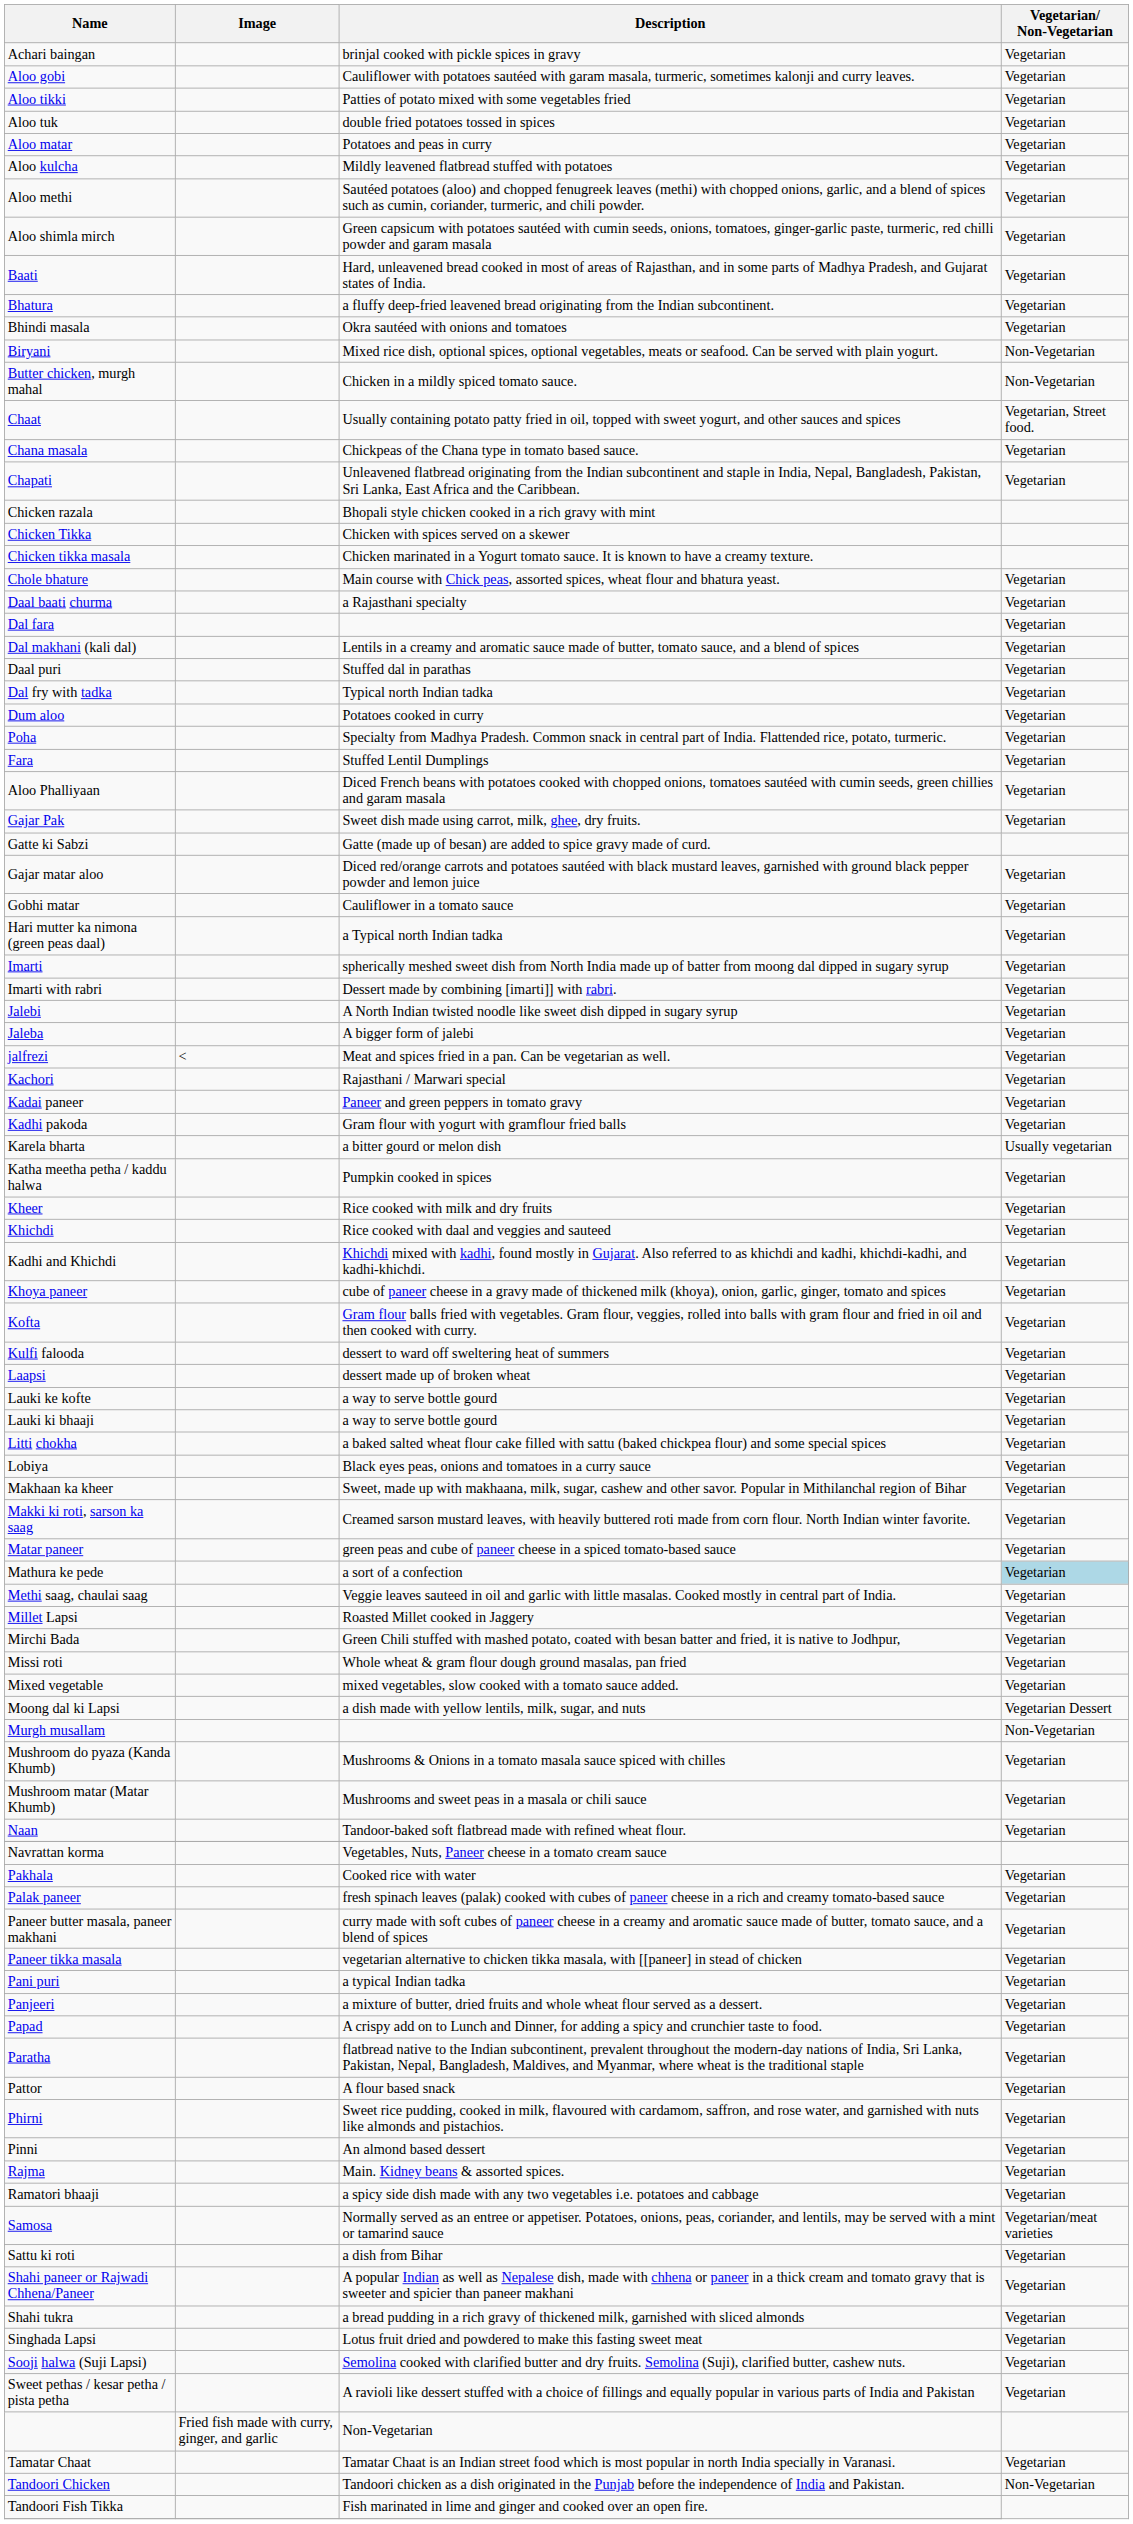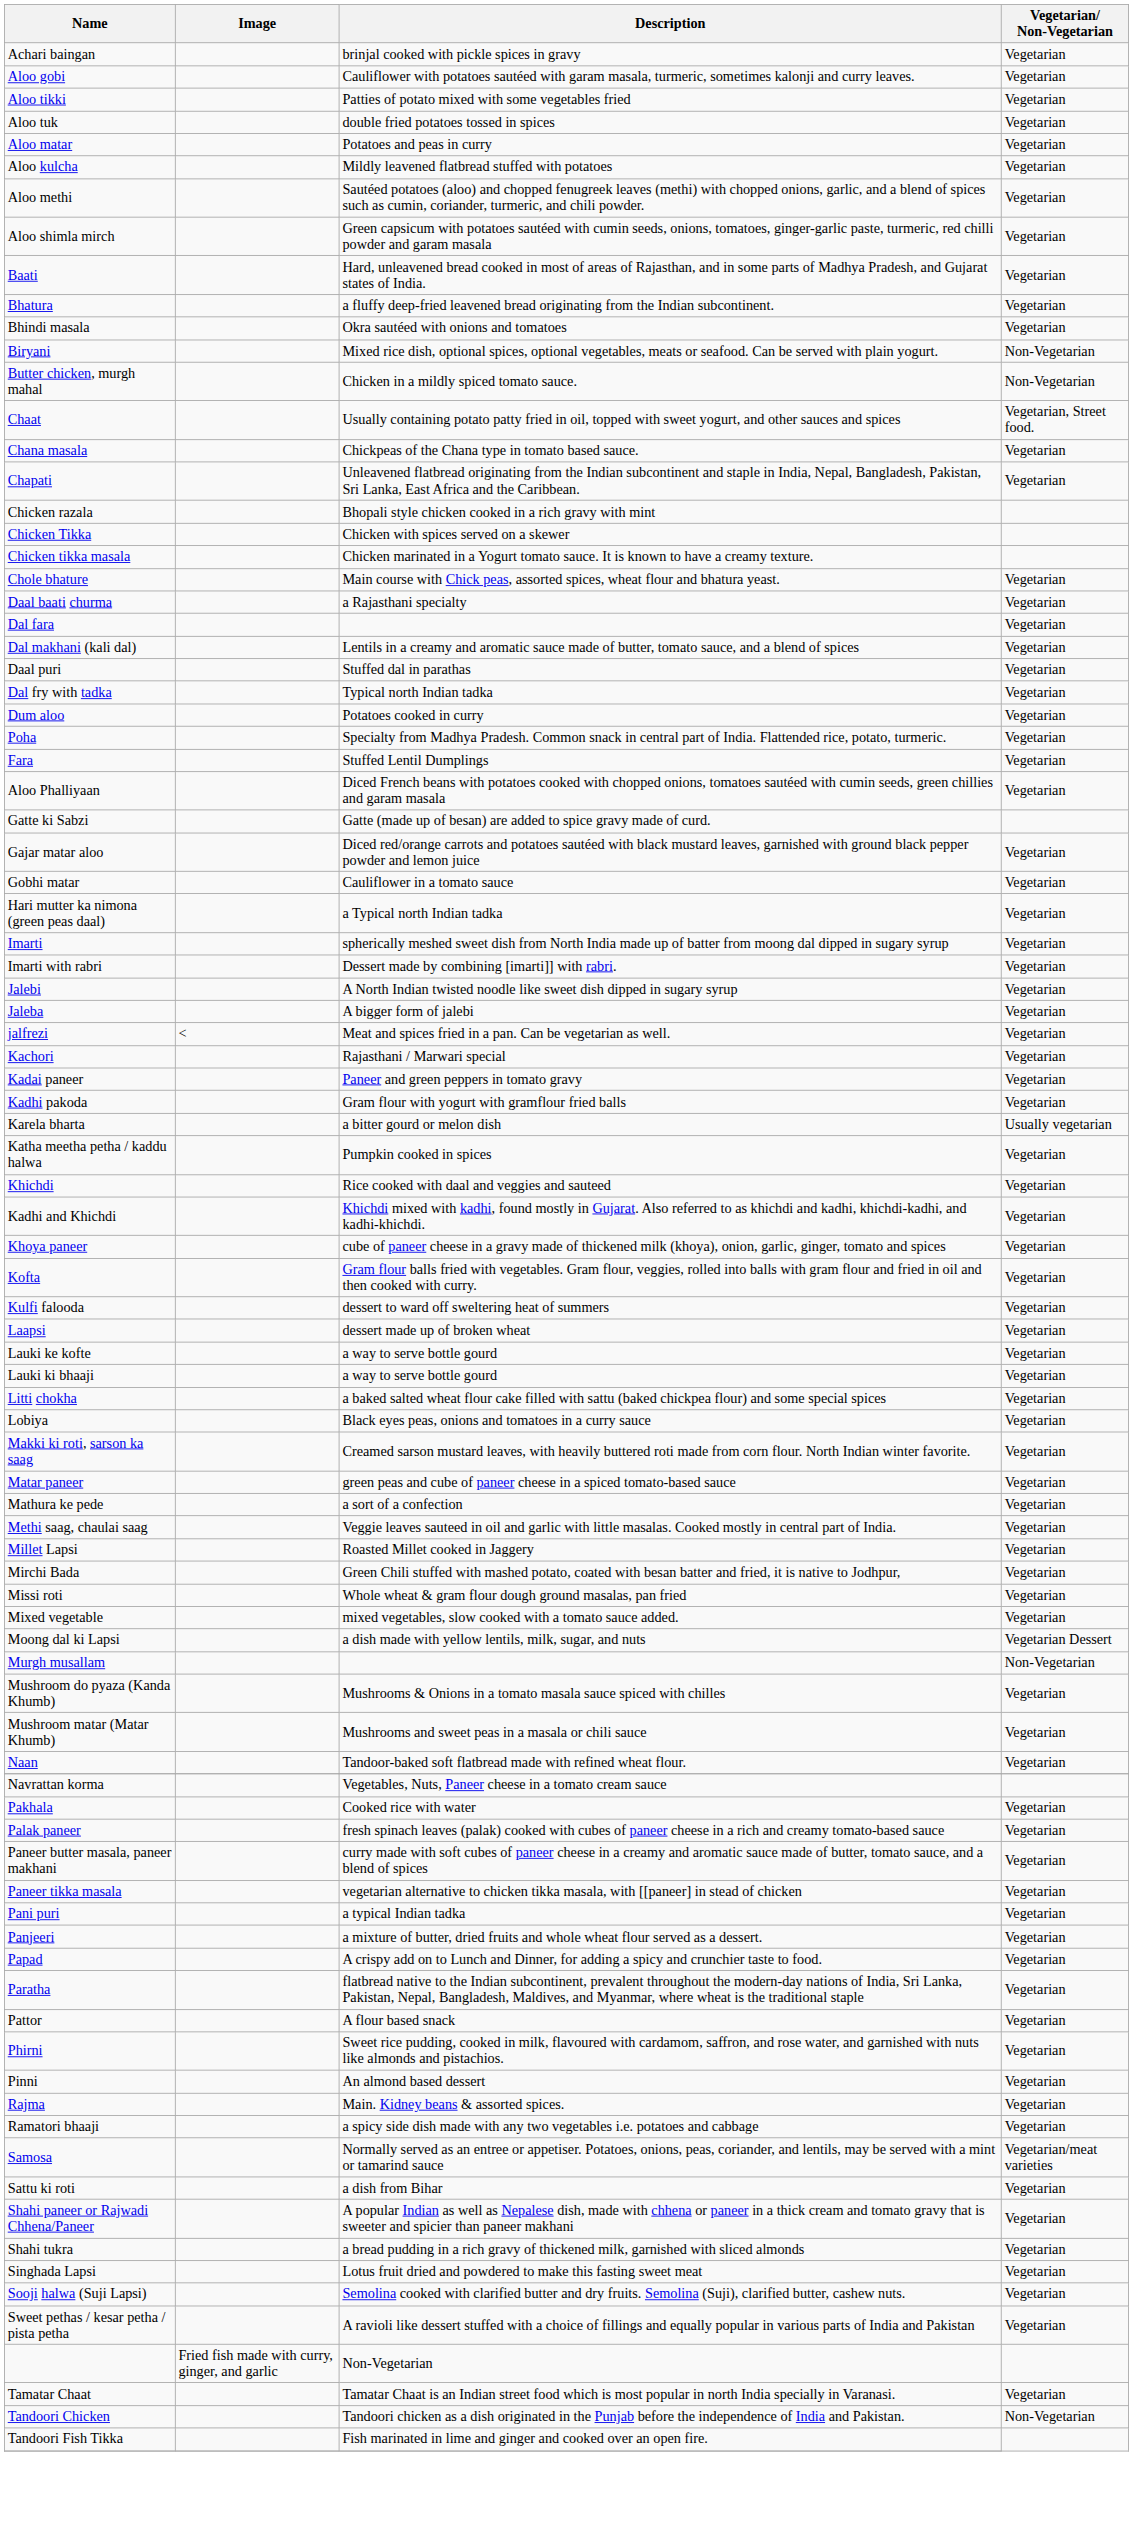- row: (36, 821)
- row: (25, 1208)
- row: (60, 1488)
(1035, 1572) lightblue background -> (1035, 1504) no background
